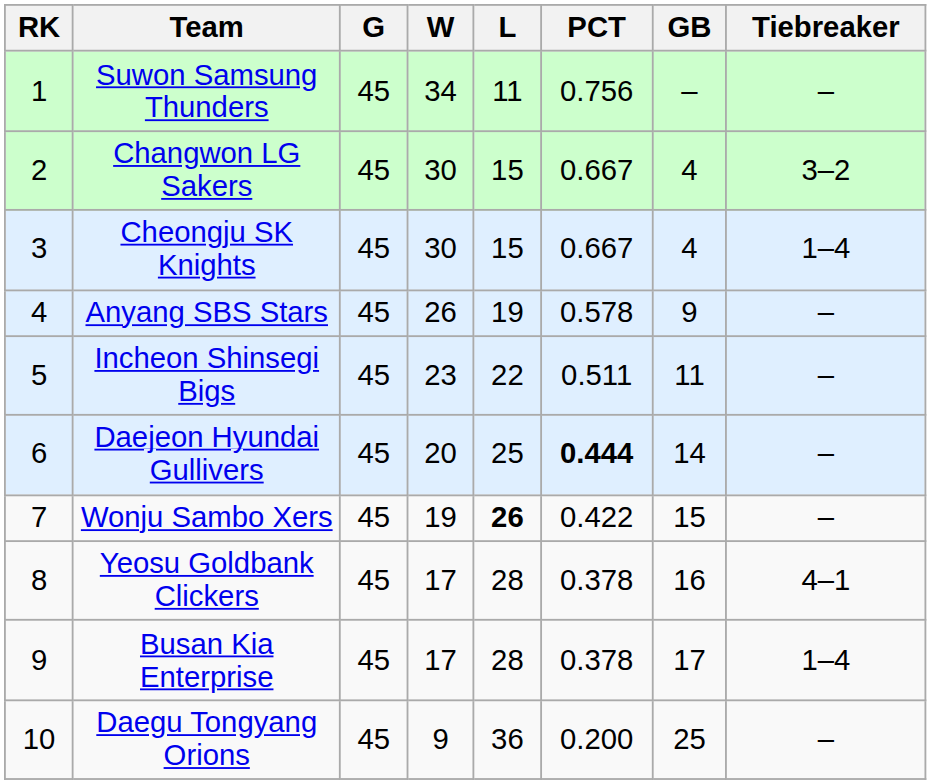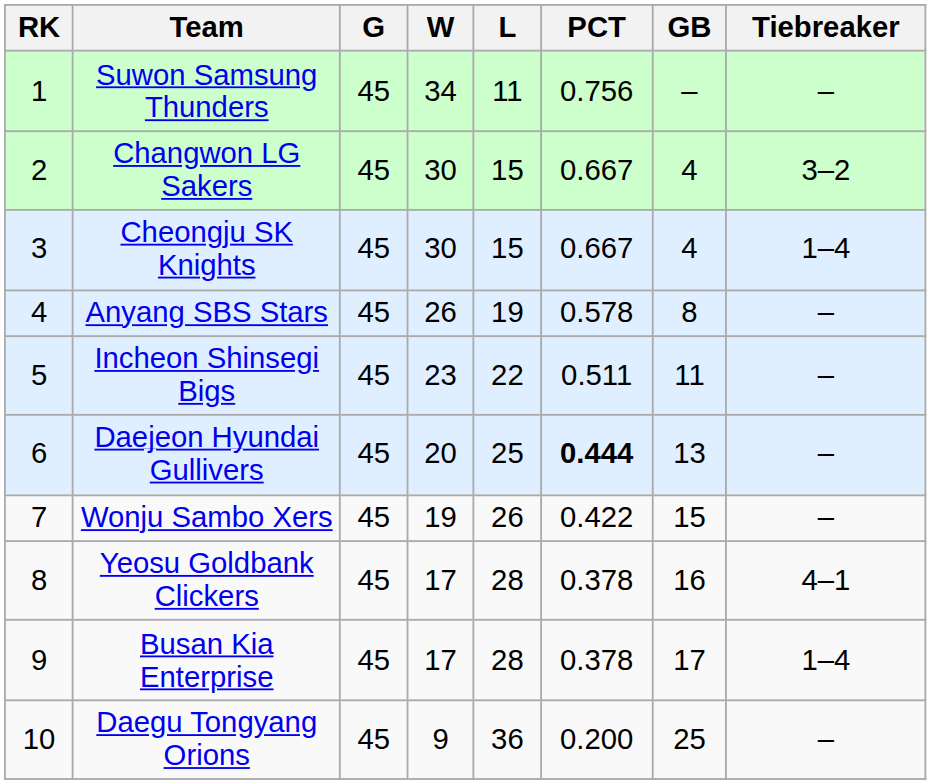(690, 312) 9 -> (690, 312) 8
(690, 454) 14 -> (690, 454) 13
(507, 517) bold -> (507, 517) normal
